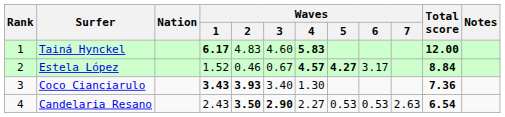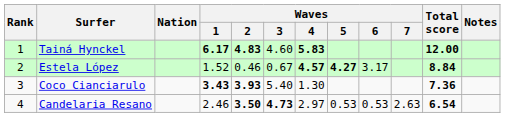(248, 49) normal -> (248, 49) bold
(280, 85) 3.40 -> (280, 85) 5.40
(216, 103) 2.43 -> (216, 103) 2.46
(280, 103) 2.90 -> (280, 103) 4.73
(311, 103) 2.27 -> (311, 103) 2.97
